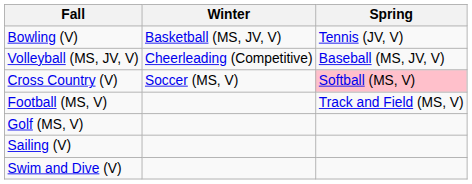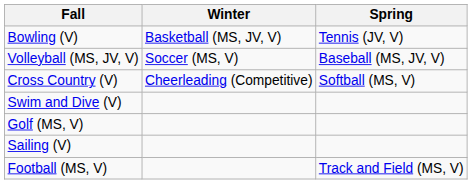(229, 59) Cheerleading (Competitive) -> (192, 59) Soccer (MS, V)
(192, 80) Soccer (MS, V) -> (229, 80) Cheerleading (Competitive)
(367, 80) pink background -> (367, 80) no background
rows swapped: (57, 102) <-> (65, 168)
